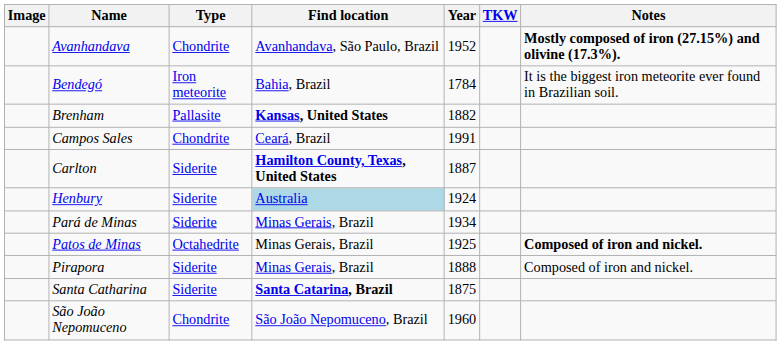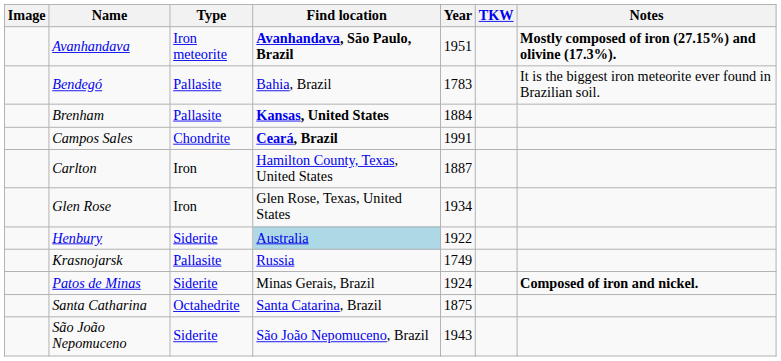(201, 46) Chondrite -> (200, 46) Iron meteorite
(347, 46) normal -> (334, 46) bold
(462, 46) 1952 -> (458, 46) 1951
(199, 84) Iron meteorite -> (197, 84) Pallasite
(462, 84) 1784 -> (458, 84) 1783
(462, 115) 1882 -> (458, 115) 1884
(293, 138) normal -> (297, 138) bold
(195, 168) Siderite -> (185, 168) Iron
(331, 168) bold -> (327, 168) normal
+ row: (82, 207)
(462, 199) 1924 -> (458, 237) 1922
+ row: (87, 260)
- row: (95, 221)
(206, 244) Octahedrite -> (195, 283) Siderite
(462, 244) 1925 -> (458, 283) 1924
- row: (78, 267)
(195, 289) Siderite -> (206, 305) Octahedrite
(324, 289) bold -> (319, 305) normal
(201, 320) Chondrite -> (195, 336) Siderite
(462, 320) 1960 -> (458, 336) 1943
